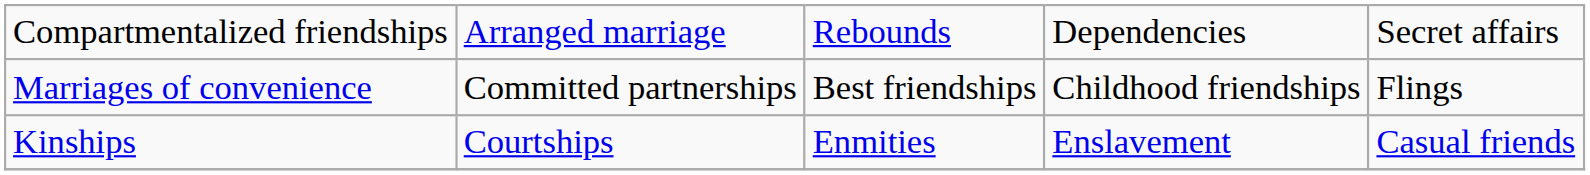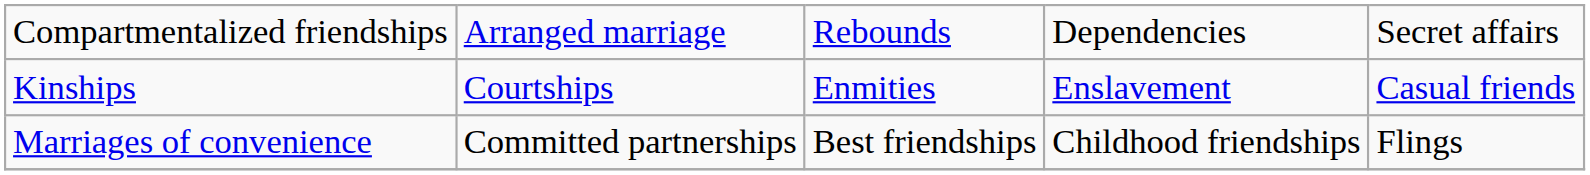rows swapped: (192, 86) <-> (75, 141)
